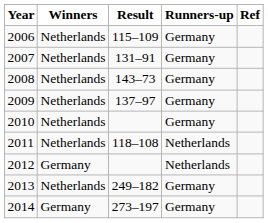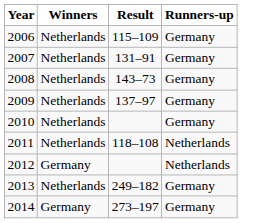- column: (250, 15)
